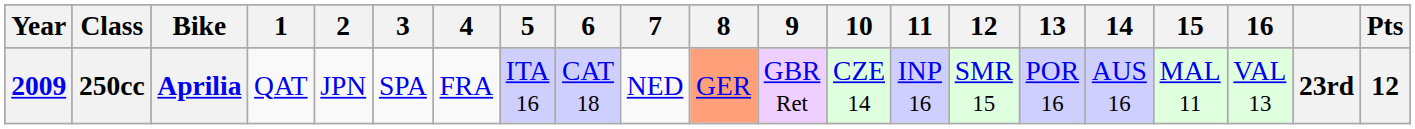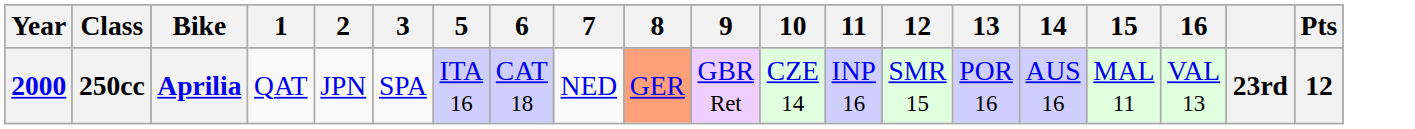- column: (466, 26)
(39, 85) 2009 -> (39, 85) 2000
